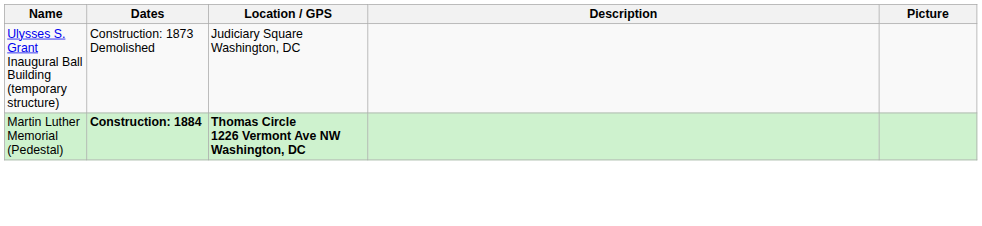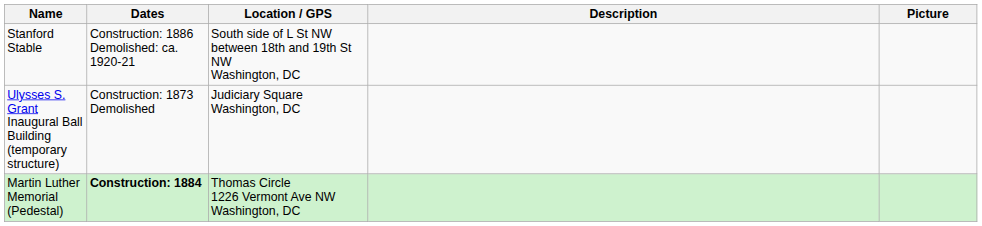+ row: (31, 40)
(276, 136) bold -> (273, 197) normal
